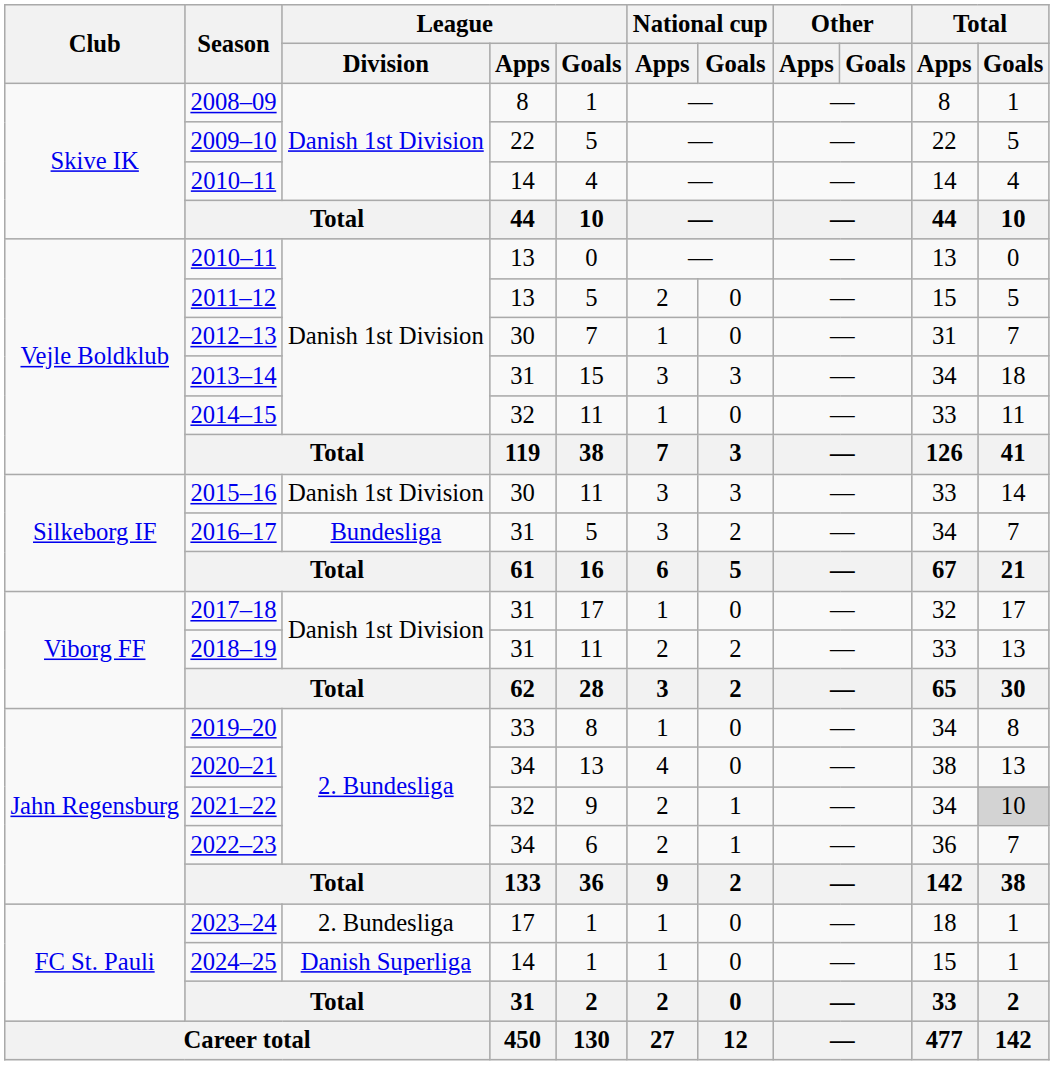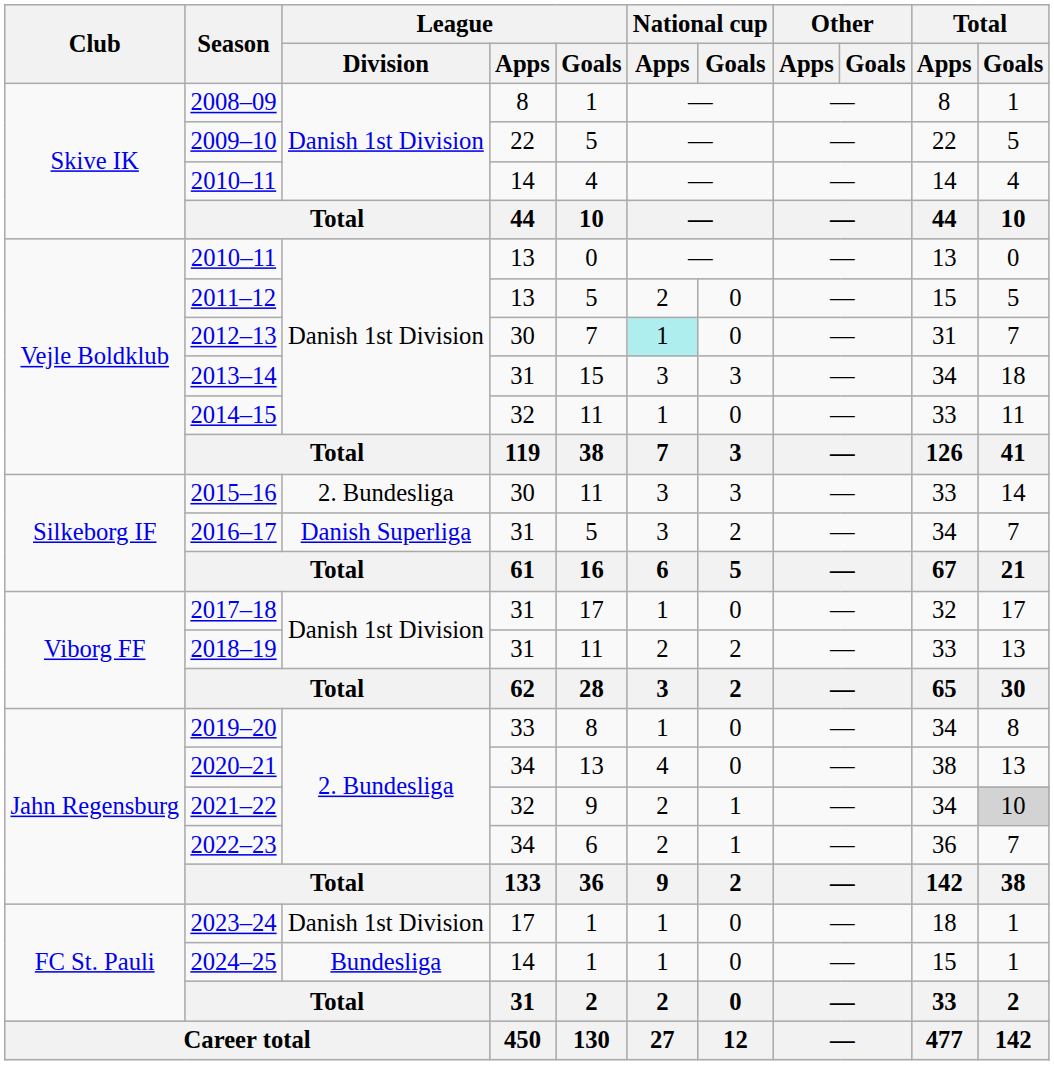(662, 336) no background -> (662, 336) paleturquoise background
(386, 492) Danish 1st Division -> (386, 492) 2. Bundesliga
(386, 532) Bundesliga -> (386, 532) Danish Superliga
(386, 922) 2. Bundesliga -> (386, 922) Danish 1st Division
(386, 961) Danish Superliga -> (386, 961) Bundesliga
